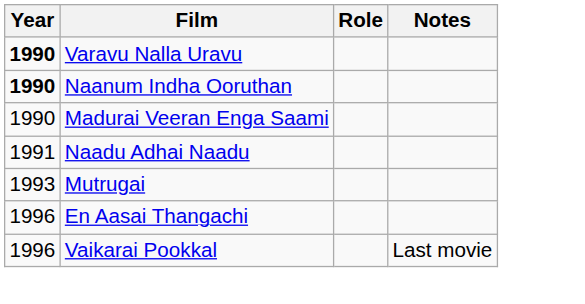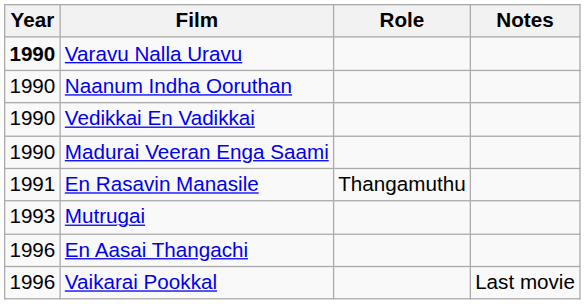(32, 86) bold -> (32, 86) normal
+ row: (160, 119)
- row: (157, 151)
+ row: (162, 184)
